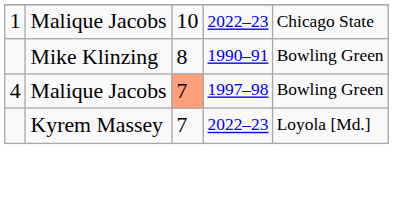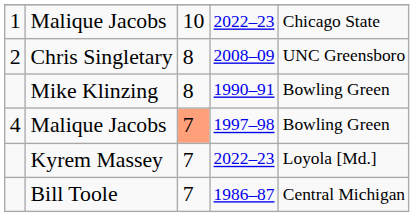+ row: (15, 56)
+ row: (15, 194)
